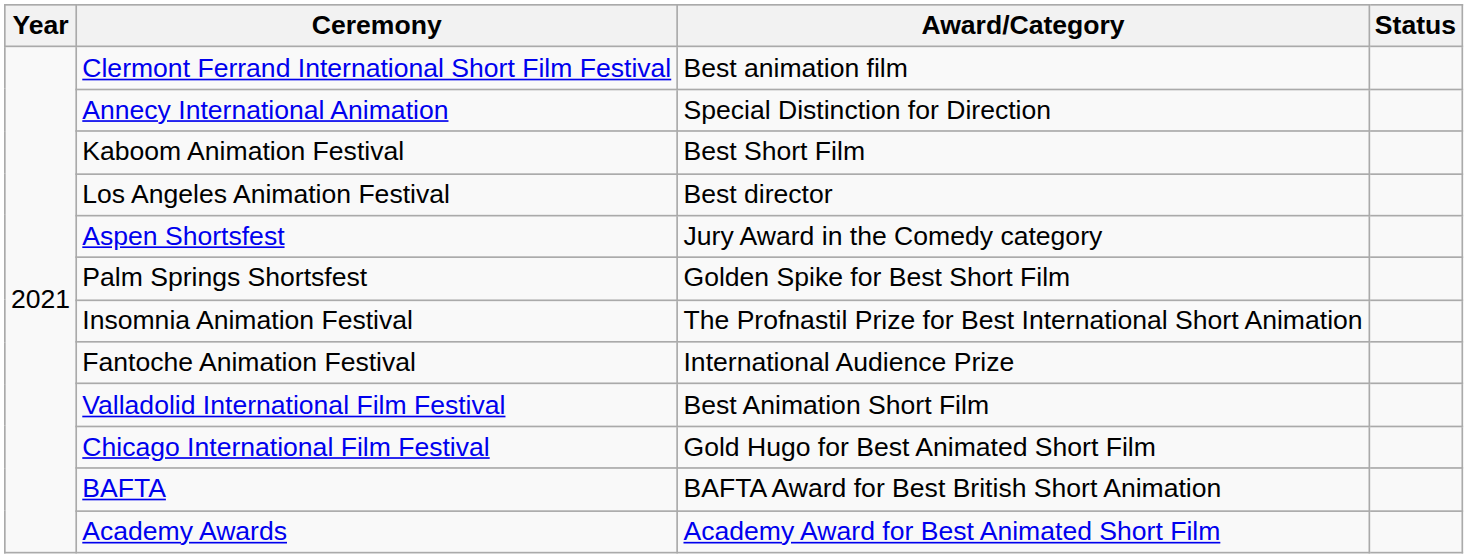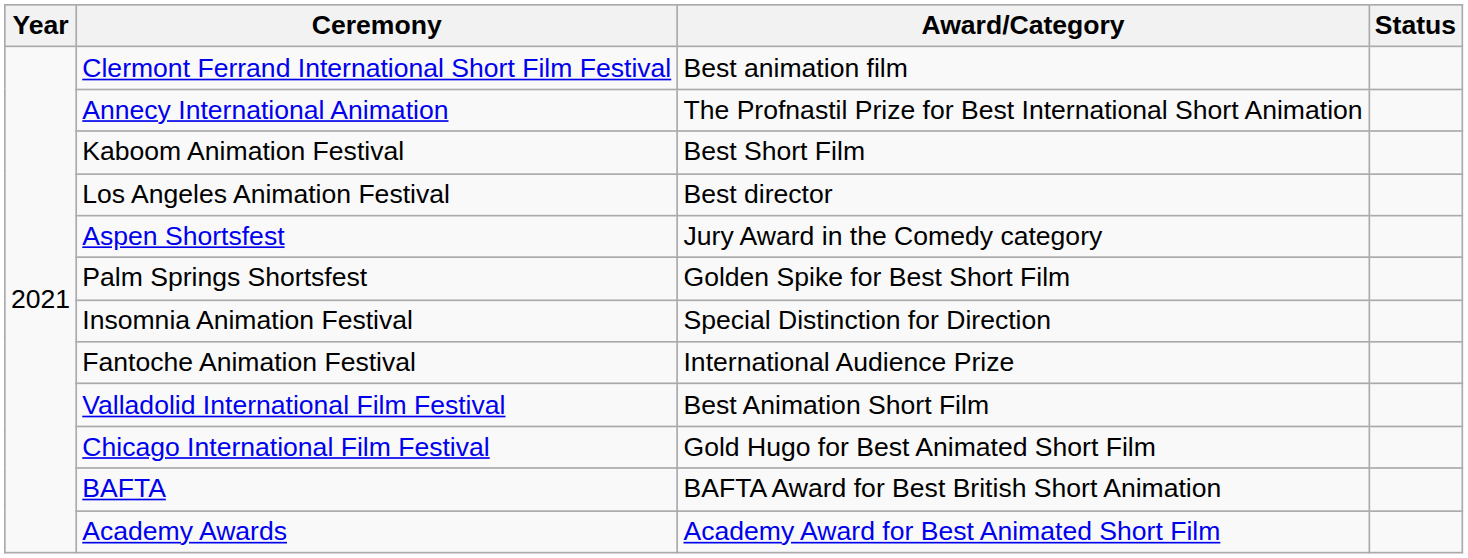(867, 109) Special Distinction for Direction -> (1023, 109) The Profnastil Prize for Best International Short Animation
(1023, 320) The Profnastil Prize for Best International Short Animation -> (867, 320) Special Distinction for Direction
